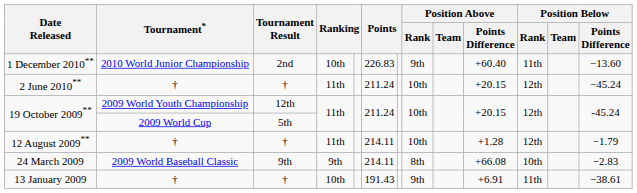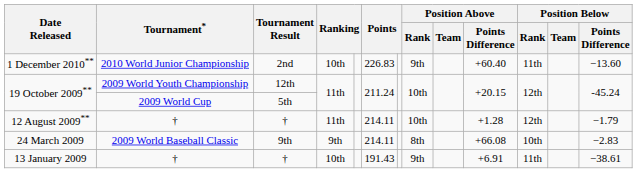- row: (50, 85)
